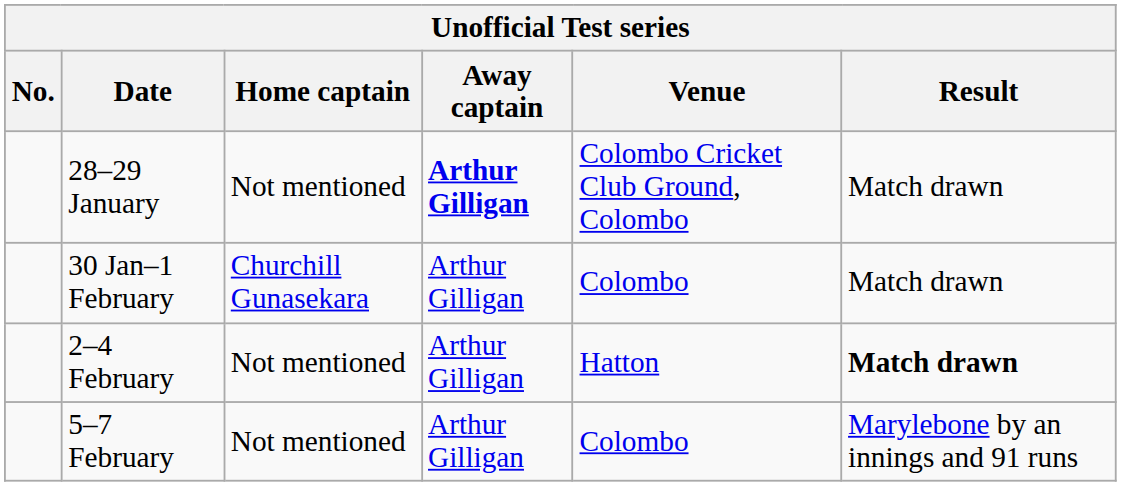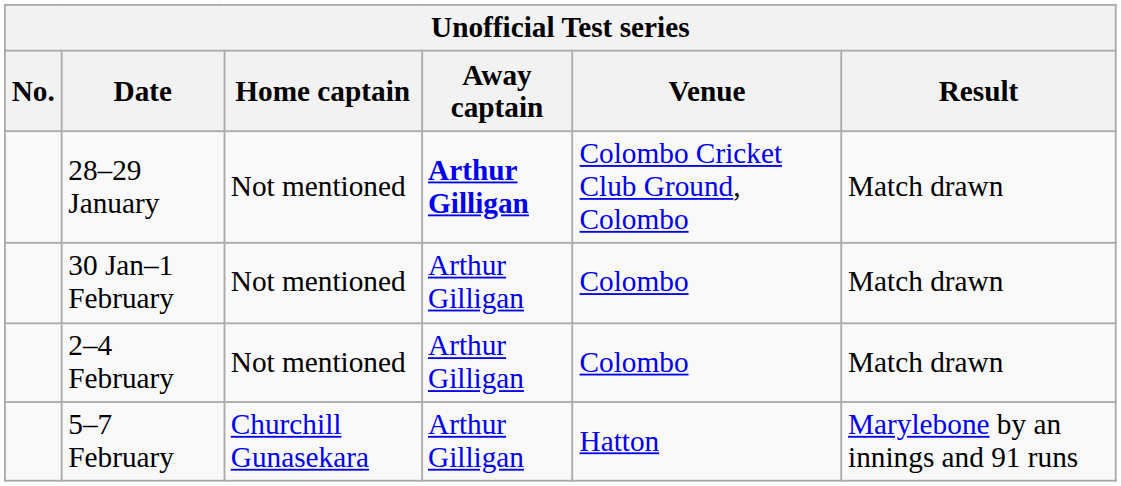(300, 282) Churchill Gunasekara -> (318, 282) Not mentioned
(619, 361) Hatton -> (634, 361) Colombo
(933, 361) bold -> (926, 361) normal
(318, 441) Not mentioned -> (300, 441) Churchill Gunasekara
(634, 441) Colombo -> (619, 441) Hatton
